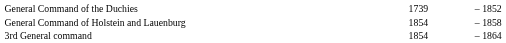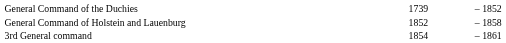(418, 22) 1854 -> (418, 22) 1852
(492, 36) 1864 -> (492, 36) 1861
